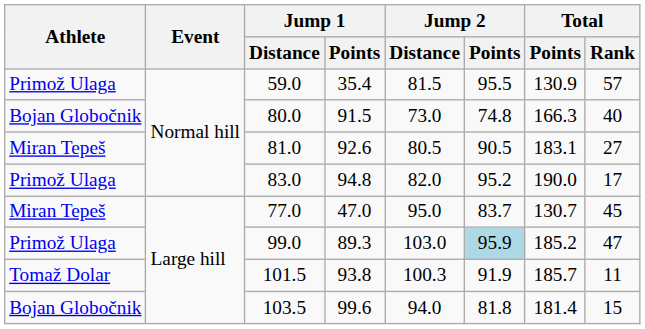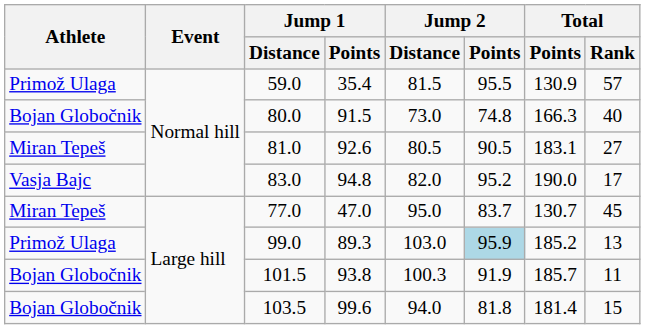(62, 179) Primož Ulaga -> (50, 179) Vasja Bajc
(613, 243) 47 -> (613, 243) 13
(60, 275) Tomaž Dolar -> (75, 275) Bojan Globočnik
